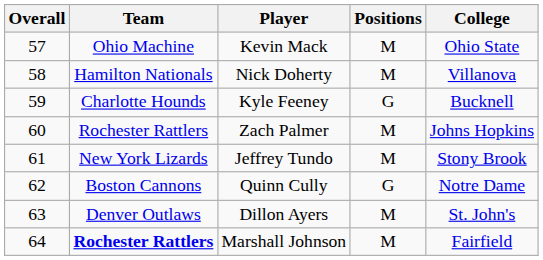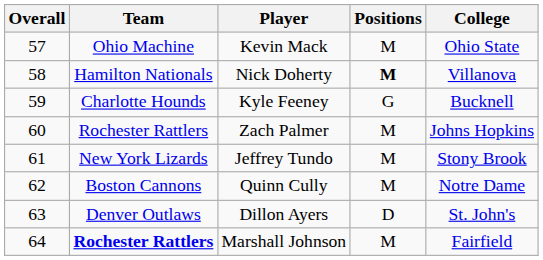(388, 74) normal -> (388, 74) bold
(388, 185) G -> (388, 185) M
(388, 213) M -> (388, 213) D
